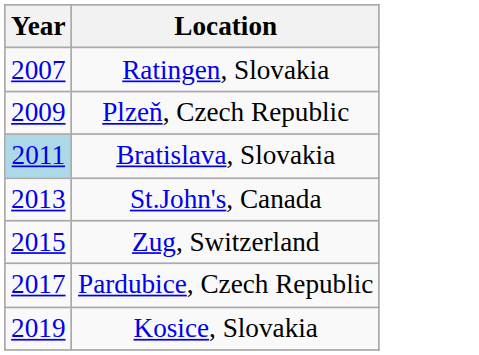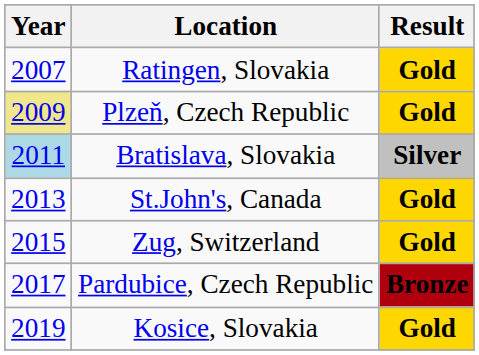+ column: (427, 26)
(38, 112) no background -> (38, 112) khaki background
